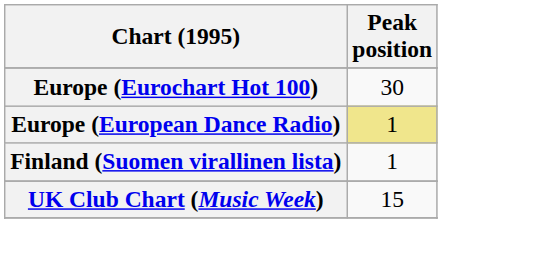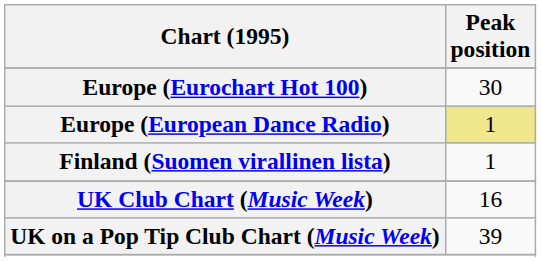(392, 198) 15 -> (490, 198) 16
+ row: (225, 236)
